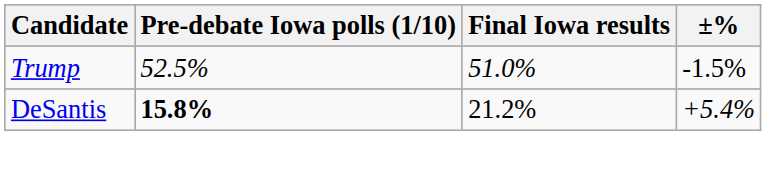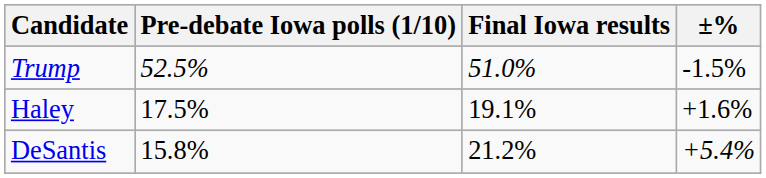+ row: (42, 109)
(177, 109) bold -> (175, 151) normal
